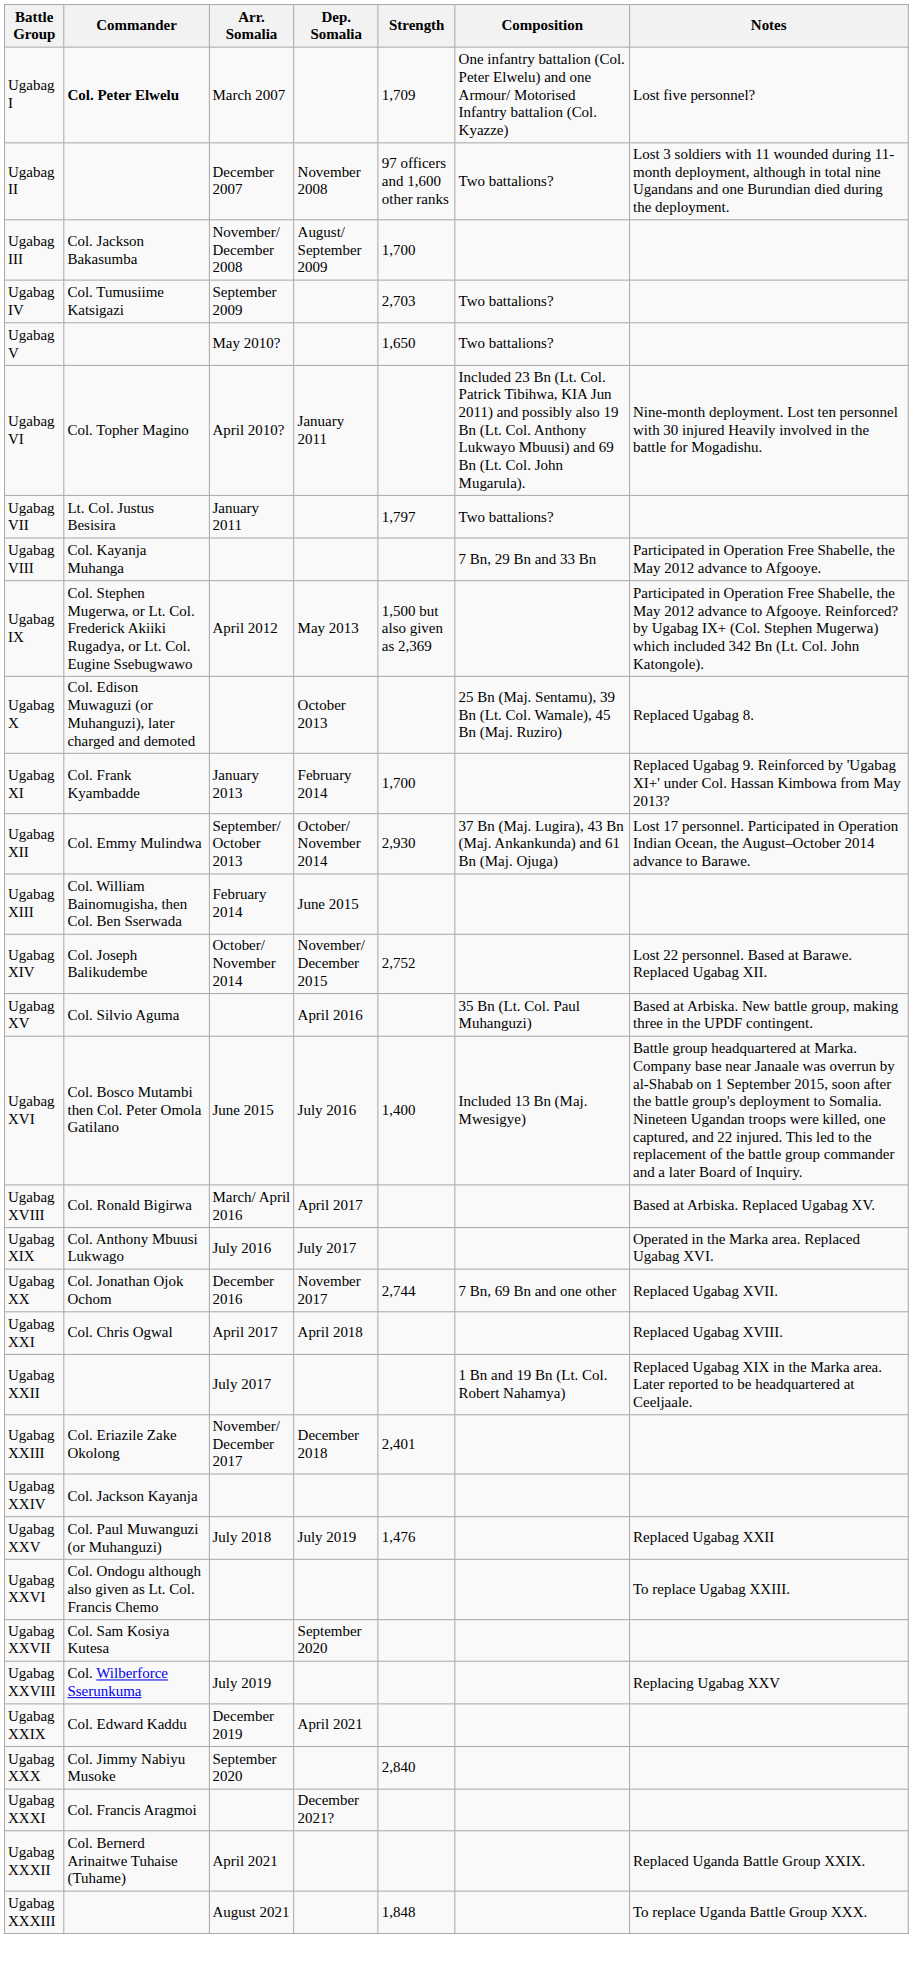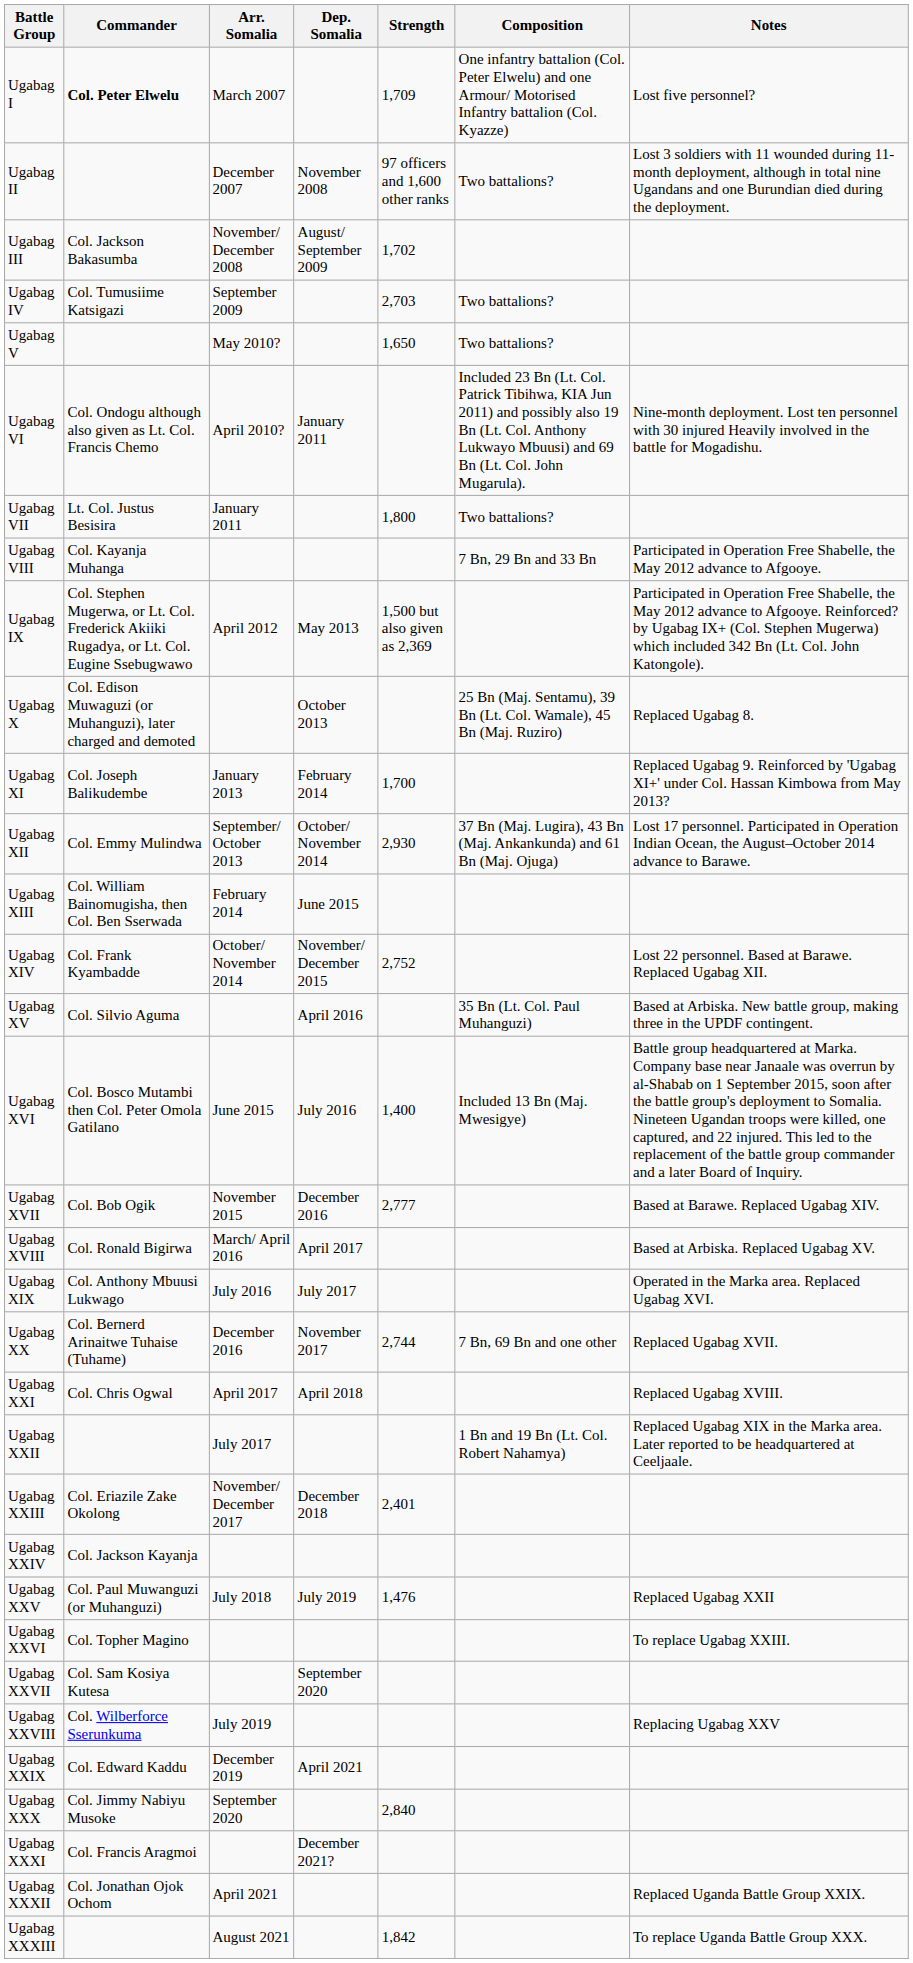(399, 250) 1,700 -> (399, 250) 1,702
(128, 430) Col. Topher Magino -> (134, 430) Col. Ondogu although also given as Lt. Col. Francis Chemo
(399, 517) 1,797 -> (399, 517) 1,800
(104, 783) Col. Frank Kyambadde -> (107, 783) Col. Joseph Balikudembe
(107, 964) Col. Joseph Balikudembe -> (104, 964) Col. Frank Kyambadde
+ row: (31, 1206)
(125, 1290) Col. Jonathan Ojok Ochom -> (123, 1342) Col. Bernerd Arinaitwe Tuhaise (Tuhame)
(134, 1589) Col. Ondogu although also given as Lt. Col. Francis Chemo -> (128, 1640) Col. Topher Magino
(123, 1861) Col. Bernerd Arinaitwe Tuhaise (Tuhame) -> (125, 1894) Col. Jonathan Ojok Ochom
(399, 1912) 1,848 -> (399, 1937) 1,842
